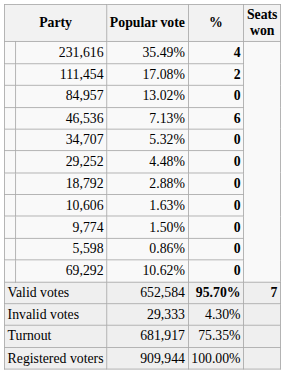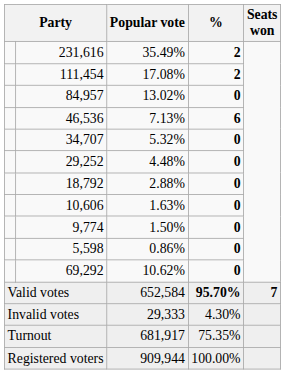(237, 52) 4 -> (237, 52) 2
